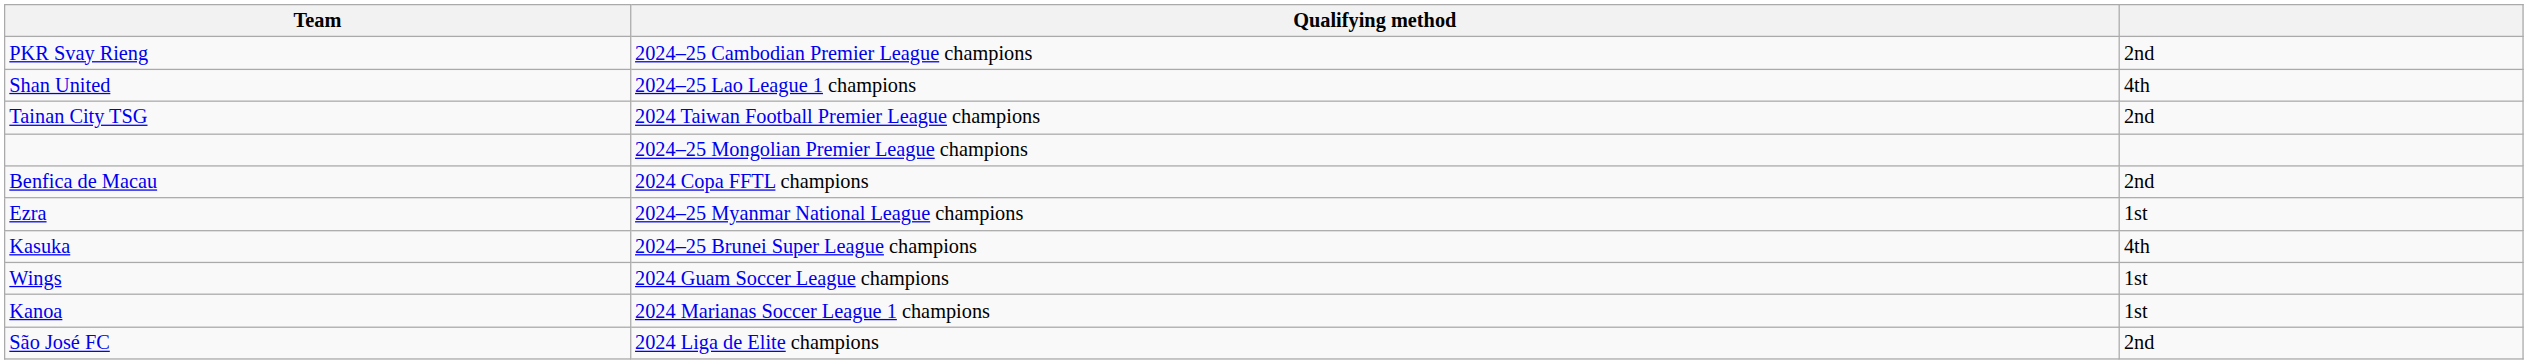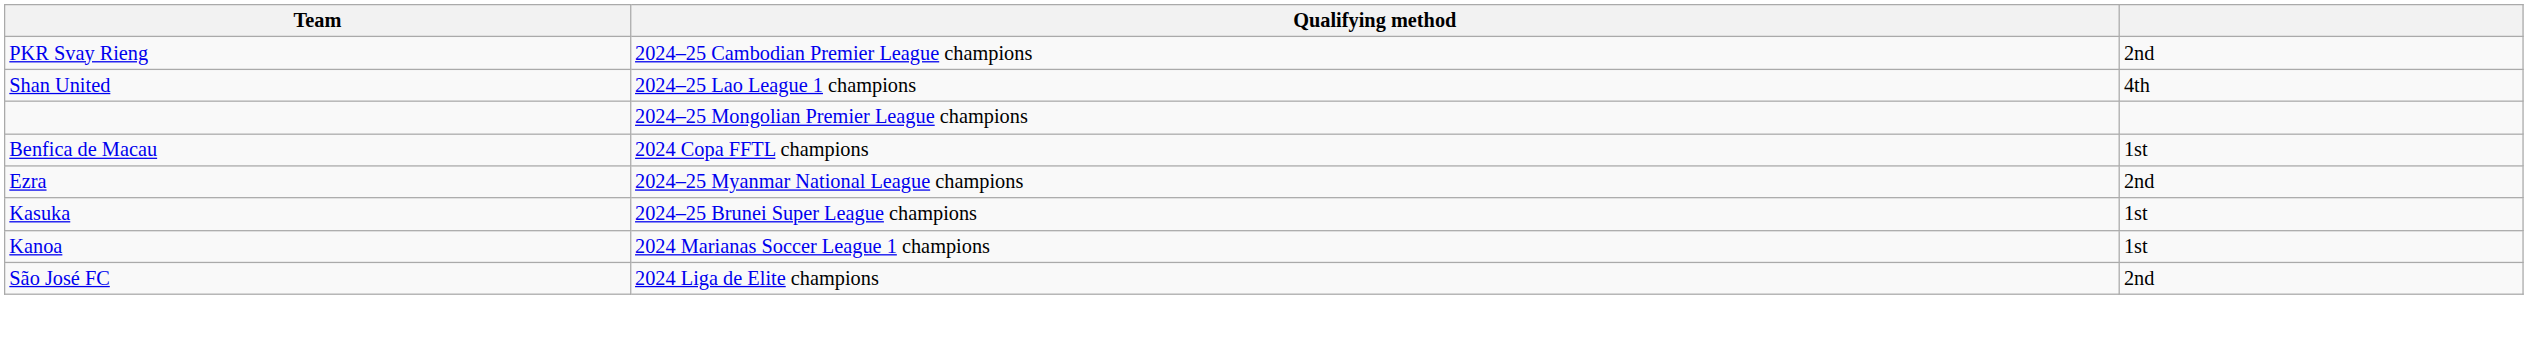- row: (78, 117)
(2139, 181) 2nd -> (2136, 149) 1st
(2136, 213) 1st -> (2139, 181) 2nd
(2137, 246) 4th -> (2136, 213) 1st
- row: (35, 278)
